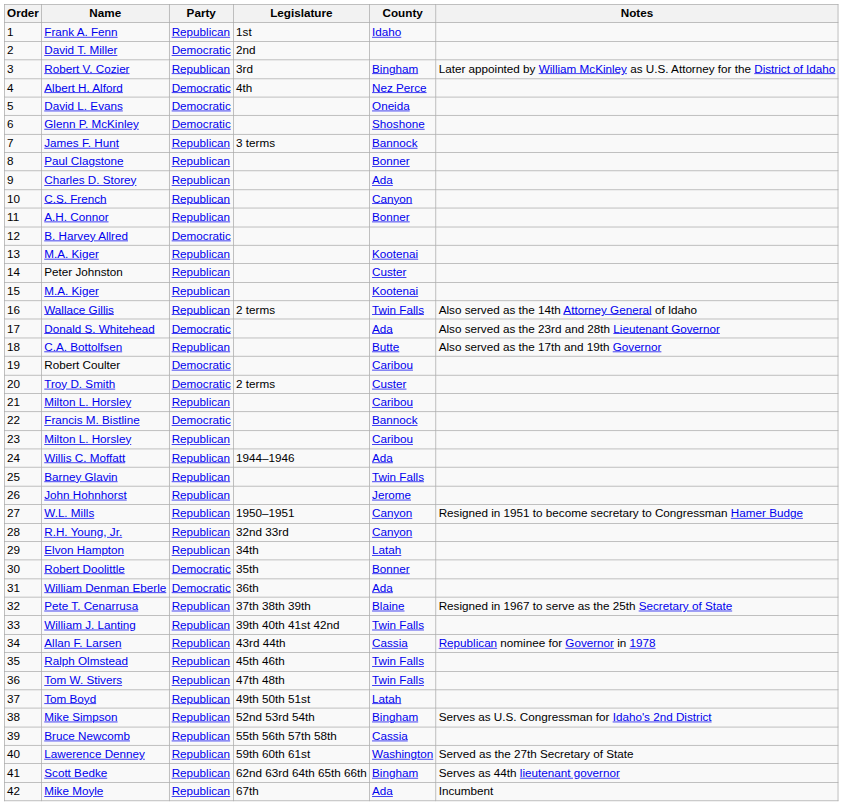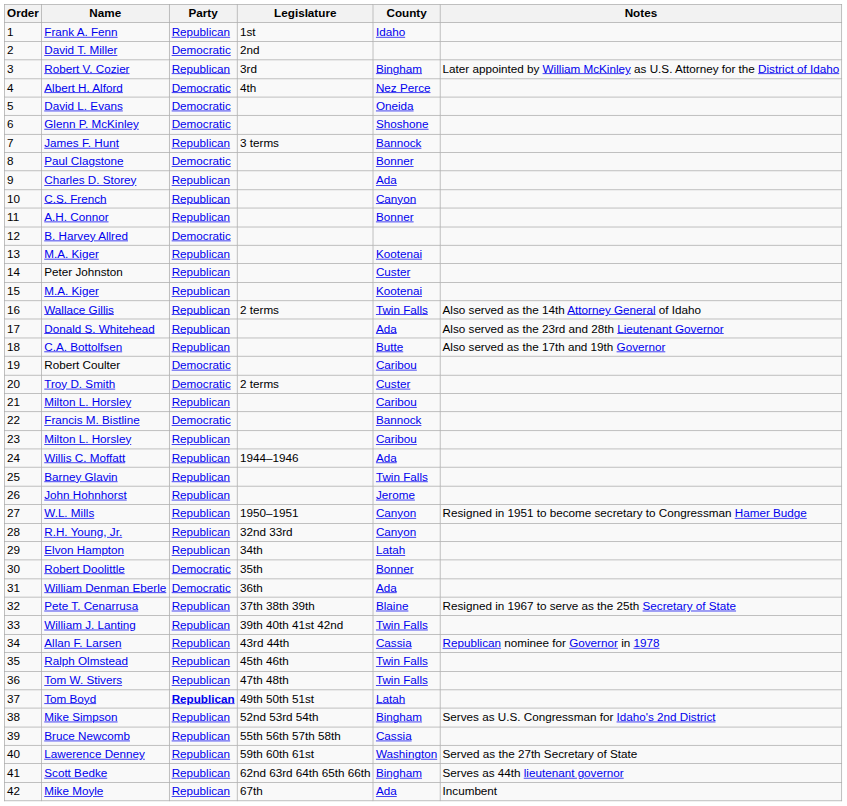(201, 161) Republican -> (201, 161) Democratic
(201, 328) Democratic -> (201, 328) Republican
(201, 699) normal -> (203, 699) bold
